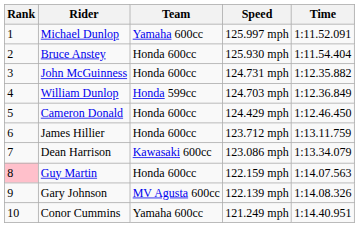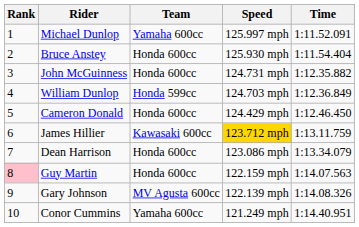(165, 133) Honda 600cc -> (172, 133) Kawasaki 600cc
(257, 133) no background -> (257, 133) gold background
(172, 153) Kawasaki 600cc -> (165, 153) Honda 600cc
